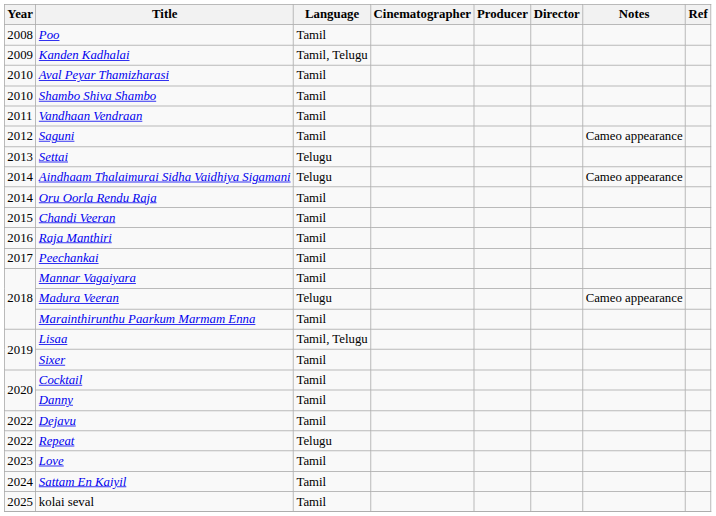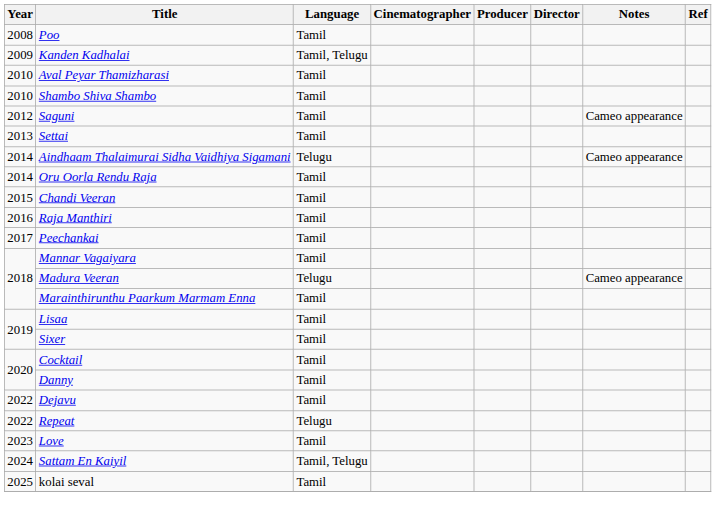- row: (91, 116)
(314, 156) Telugu -> (311, 136) Tamil
(332, 339) Tamil, Telugu -> (311, 319) Tamil
(311, 481) Tamil -> (332, 461) Tamil, Telugu
